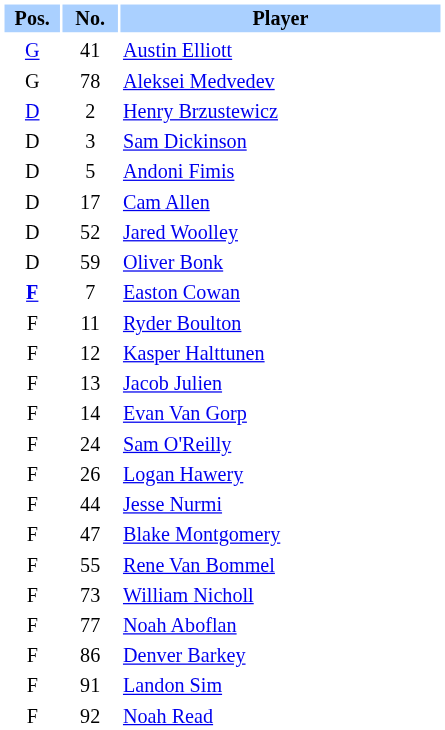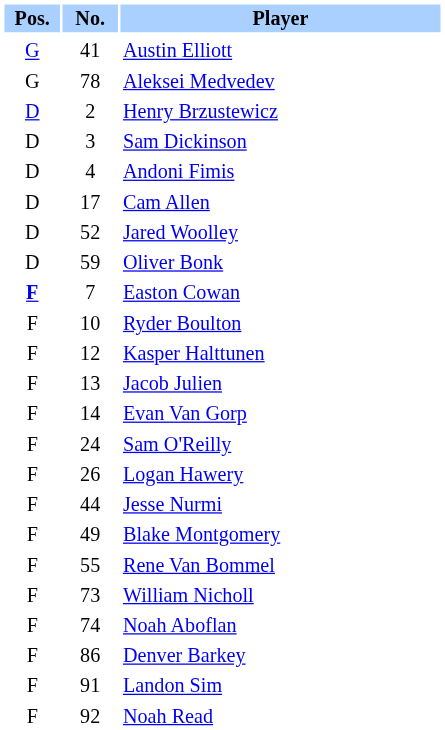(90, 171) 5 -> (90, 171) 4
(90, 323) 11 -> (90, 323) 10
(90, 534) 47 -> (90, 534) 49
(90, 625) 77 -> (90, 625) 74
